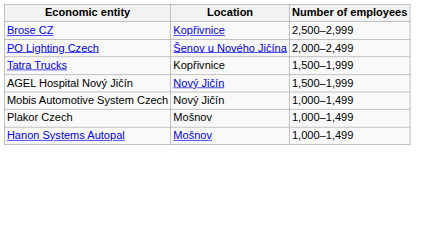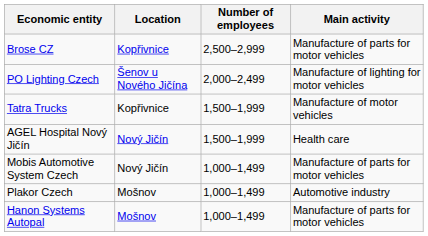+ column: (357, 19)
